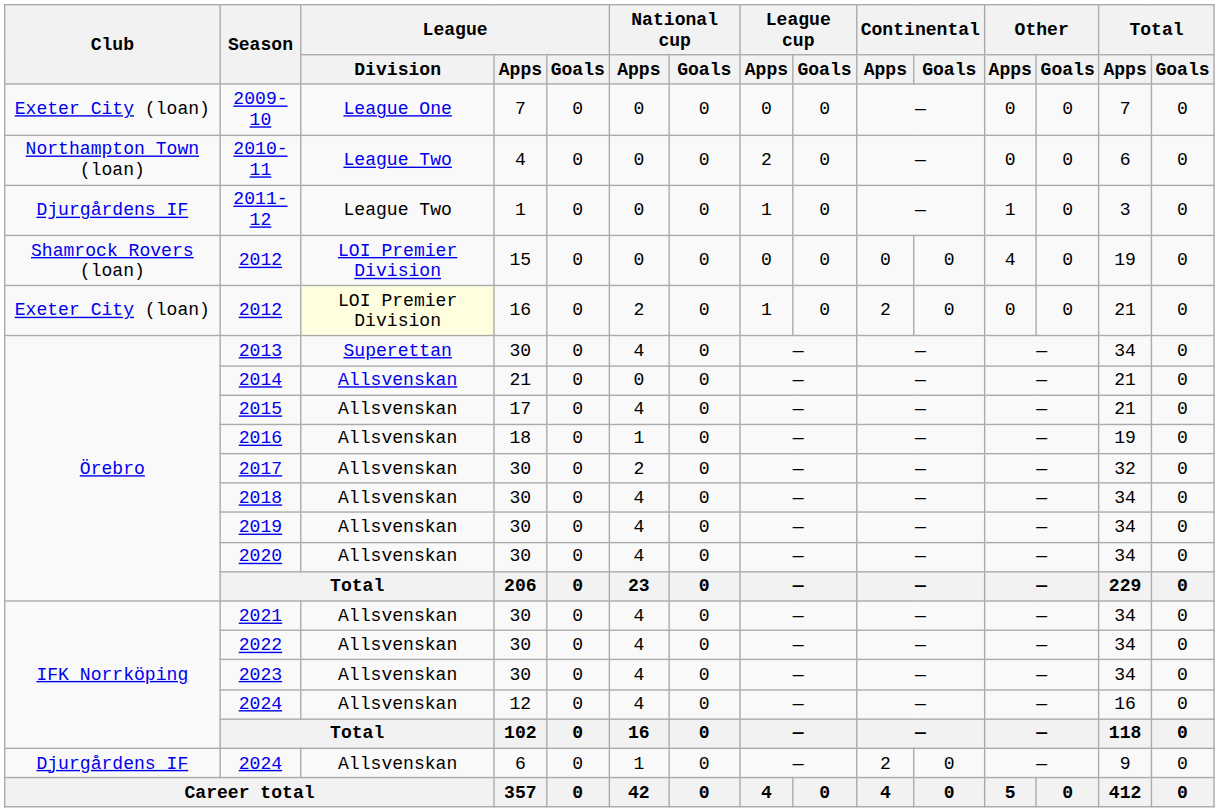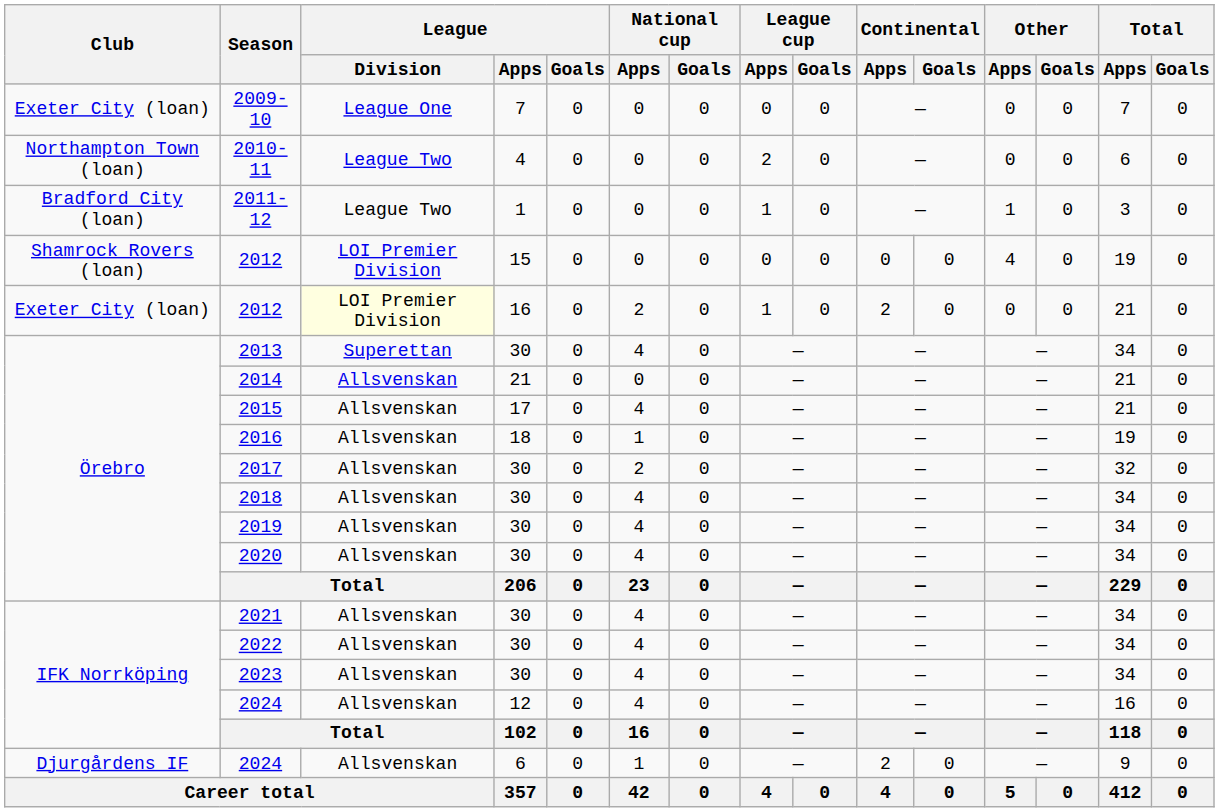(112, 210) Djurgårdens IF -> (112, 210) Bradford City (loan)
